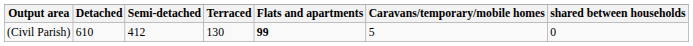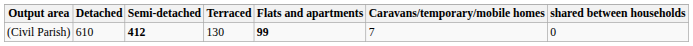(137, 32) normal -> (137, 32) bold
(372, 32) 5 -> (372, 32) 7
